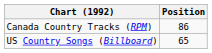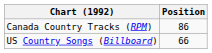(184, 41) 65 -> (184, 41) 66
